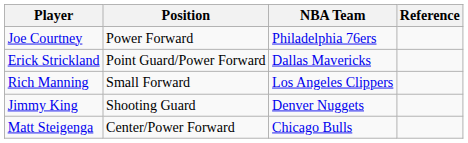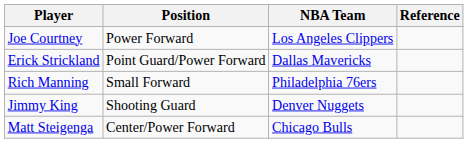(324, 37) Philadelphia 76ers -> (333, 37) Los Angeles Clippers
(333, 82) Los Angeles Clippers -> (324, 82) Philadelphia 76ers
